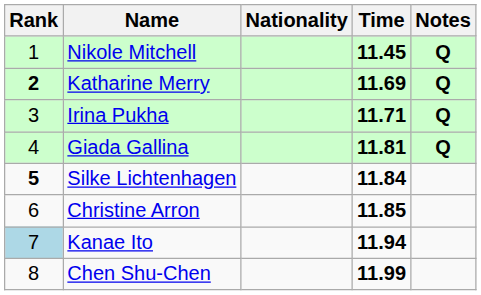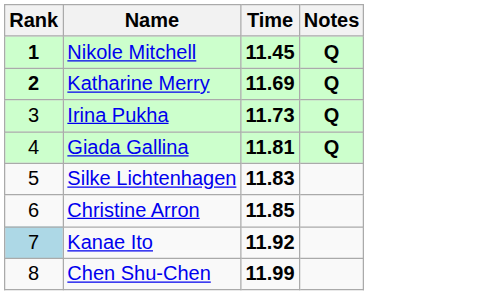- column: (297, 20)
(34, 52) normal -> (34, 52) bold
(382, 115) 11.71 -> (270, 115) 11.73
(34, 178) bold -> (34, 178) normal
(382, 178) 11.84 -> (270, 178) 11.83
(382, 242) 11.94 -> (270, 242) 11.92
